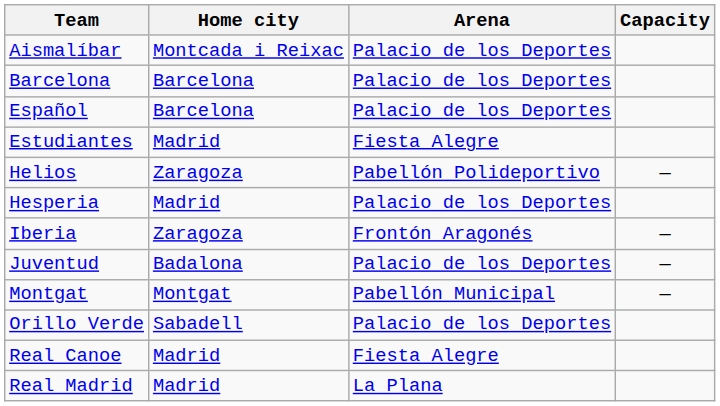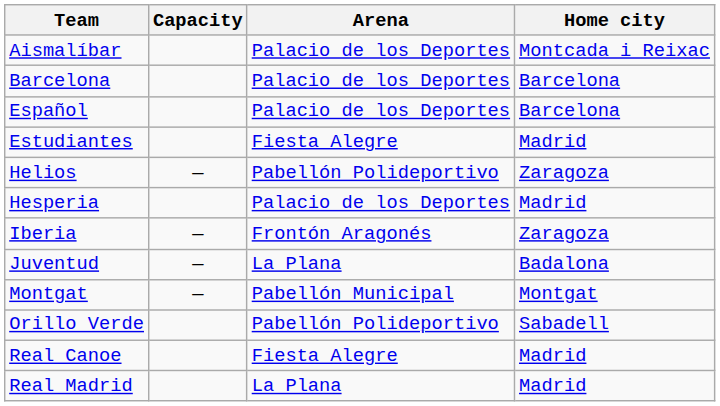columns swapped: (248, 20) <-> (665, 20)
(482, 264) Palacio de los Deportes -> (297, 264) La Plana
(482, 325) Palacio de los Deportes -> (375, 325) Pabellón Polideportivo
